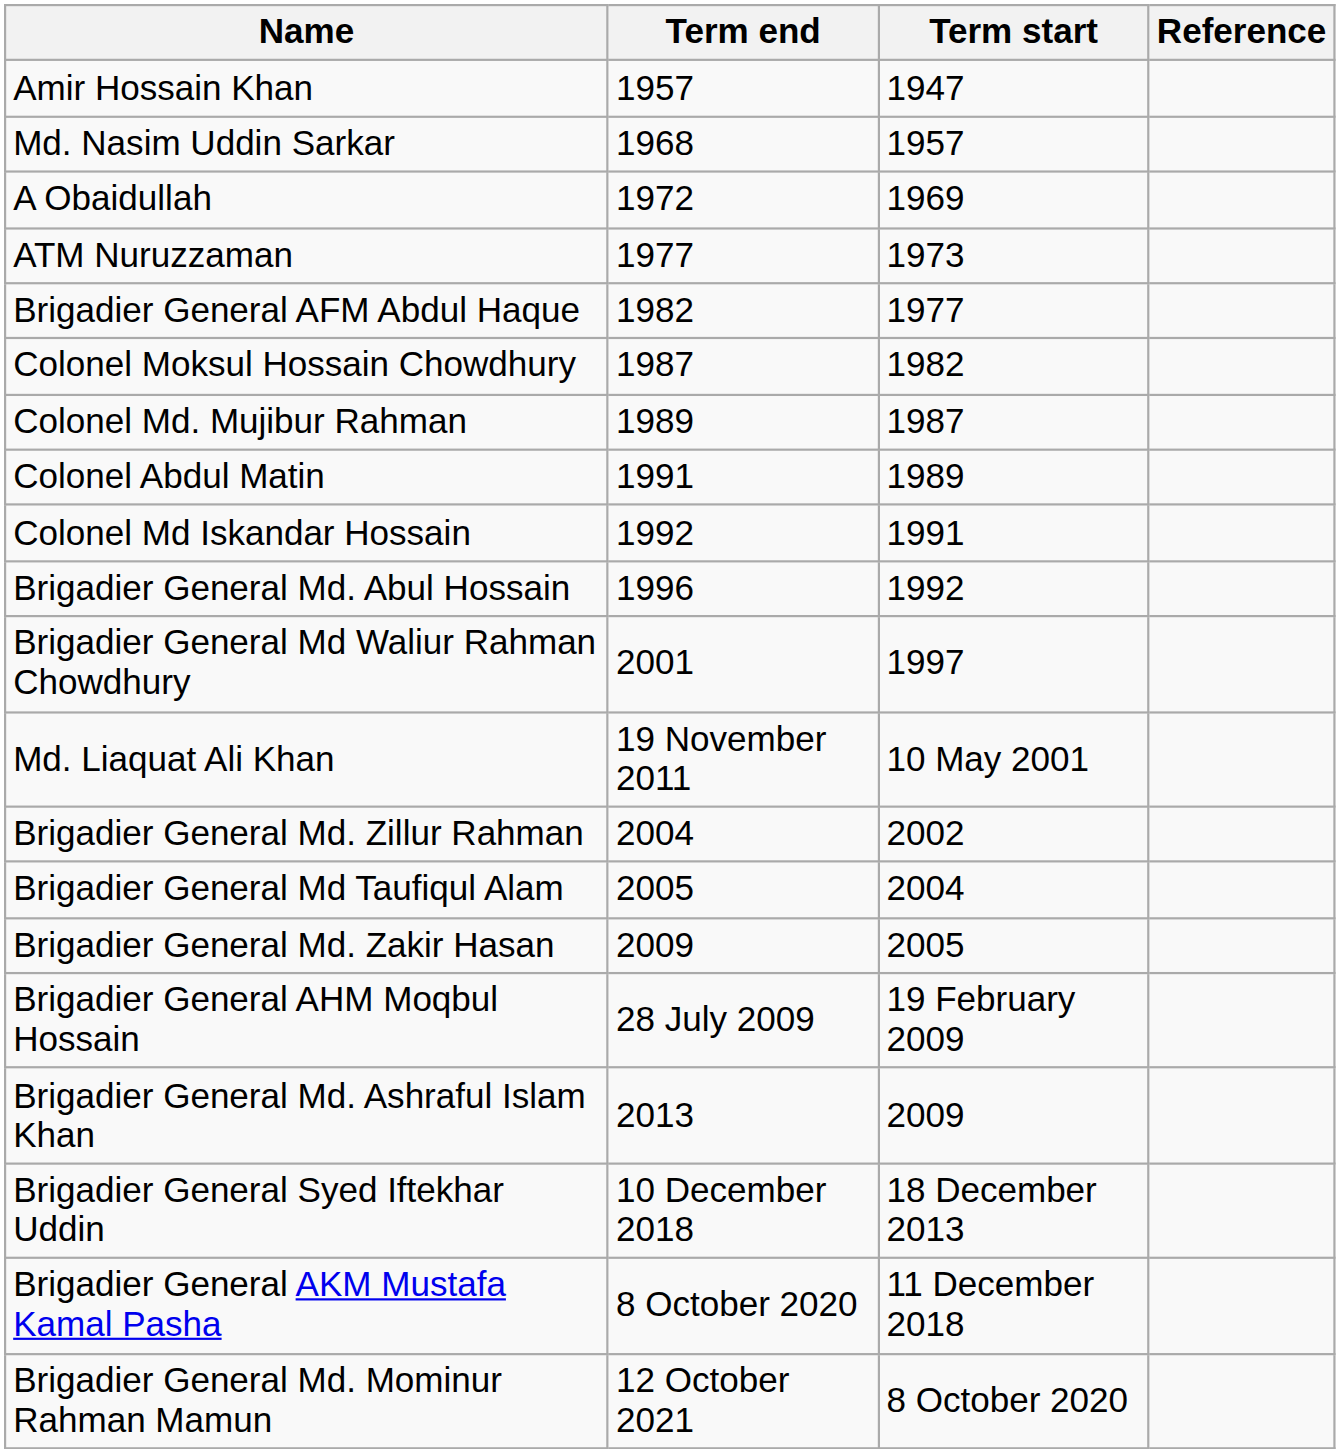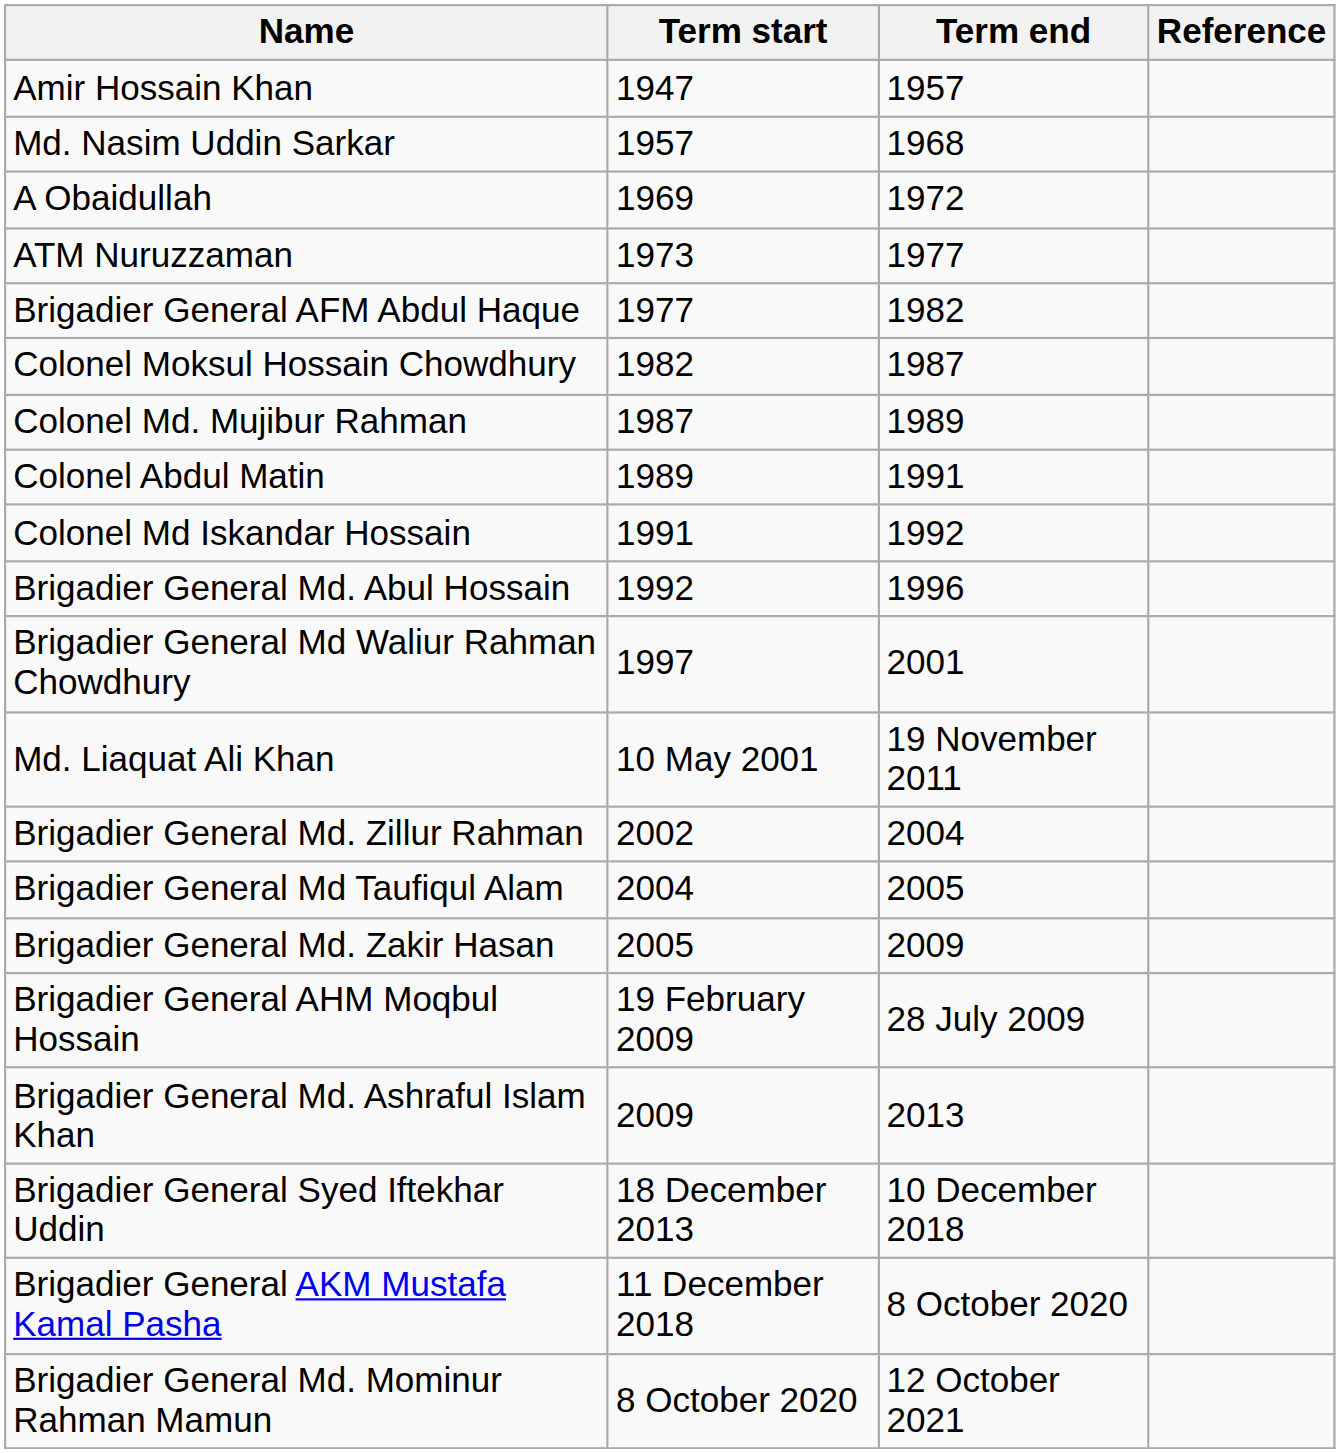columns swapped: (1014, 32) <-> (743, 32)
